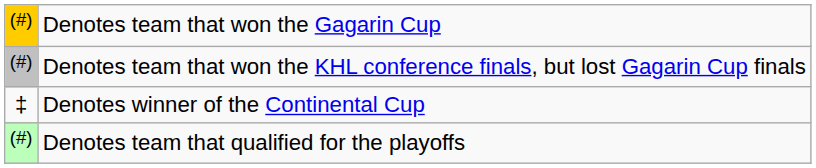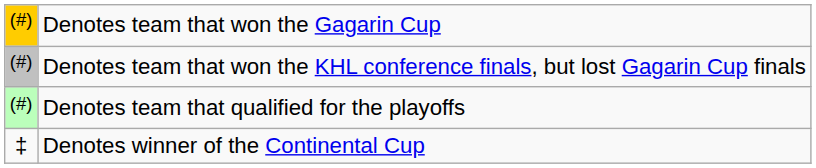rows swapped: (254, 142) <-> (234, 104)
